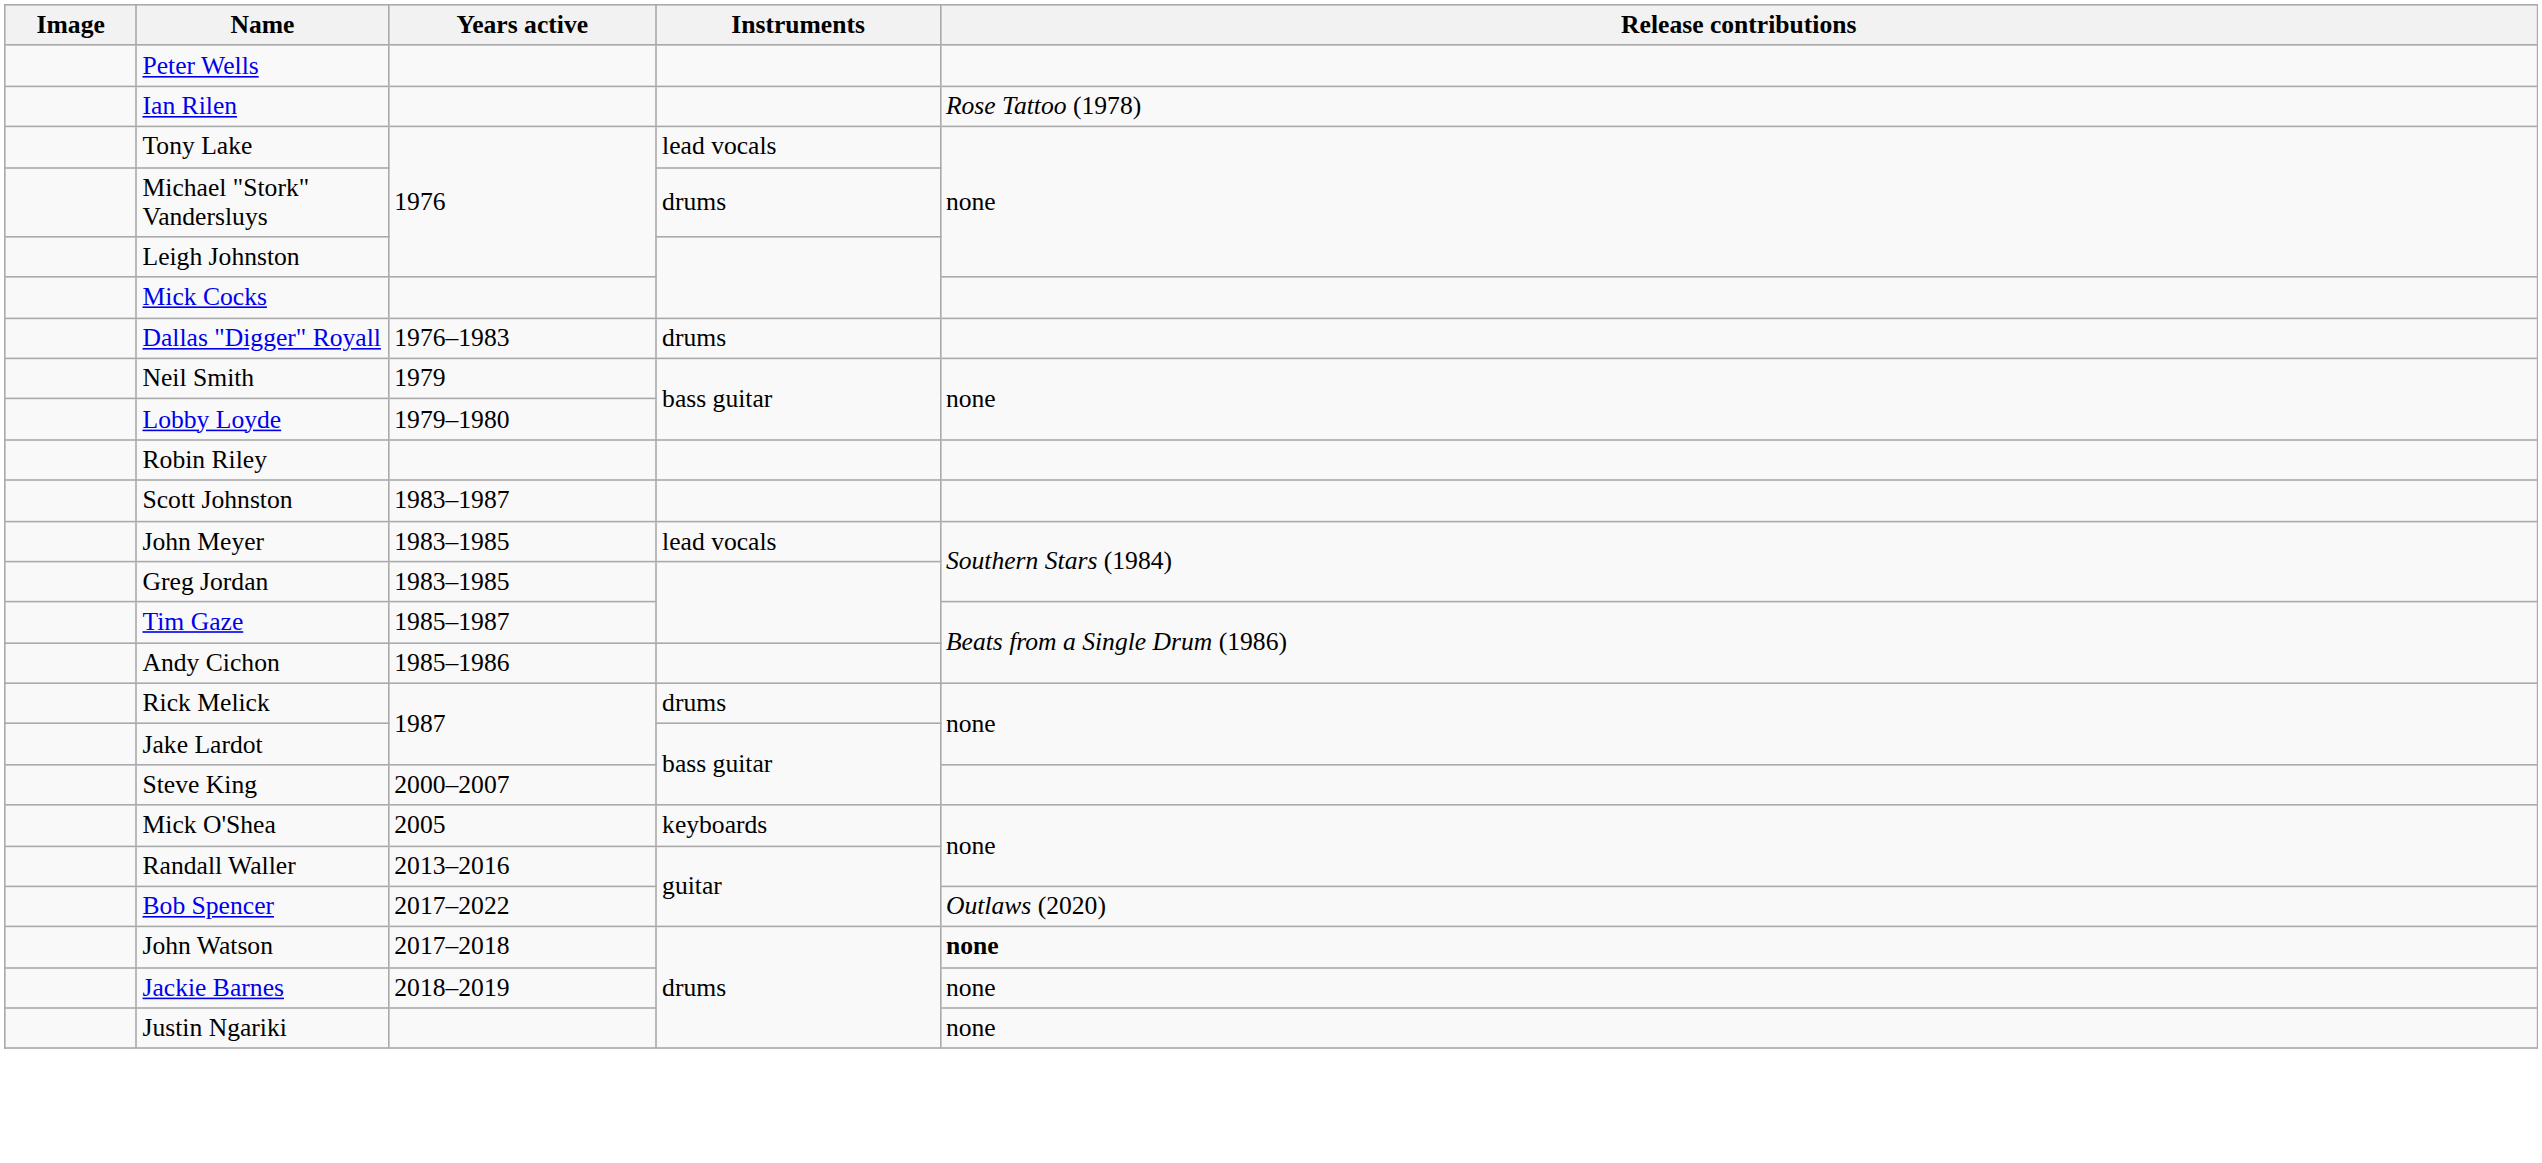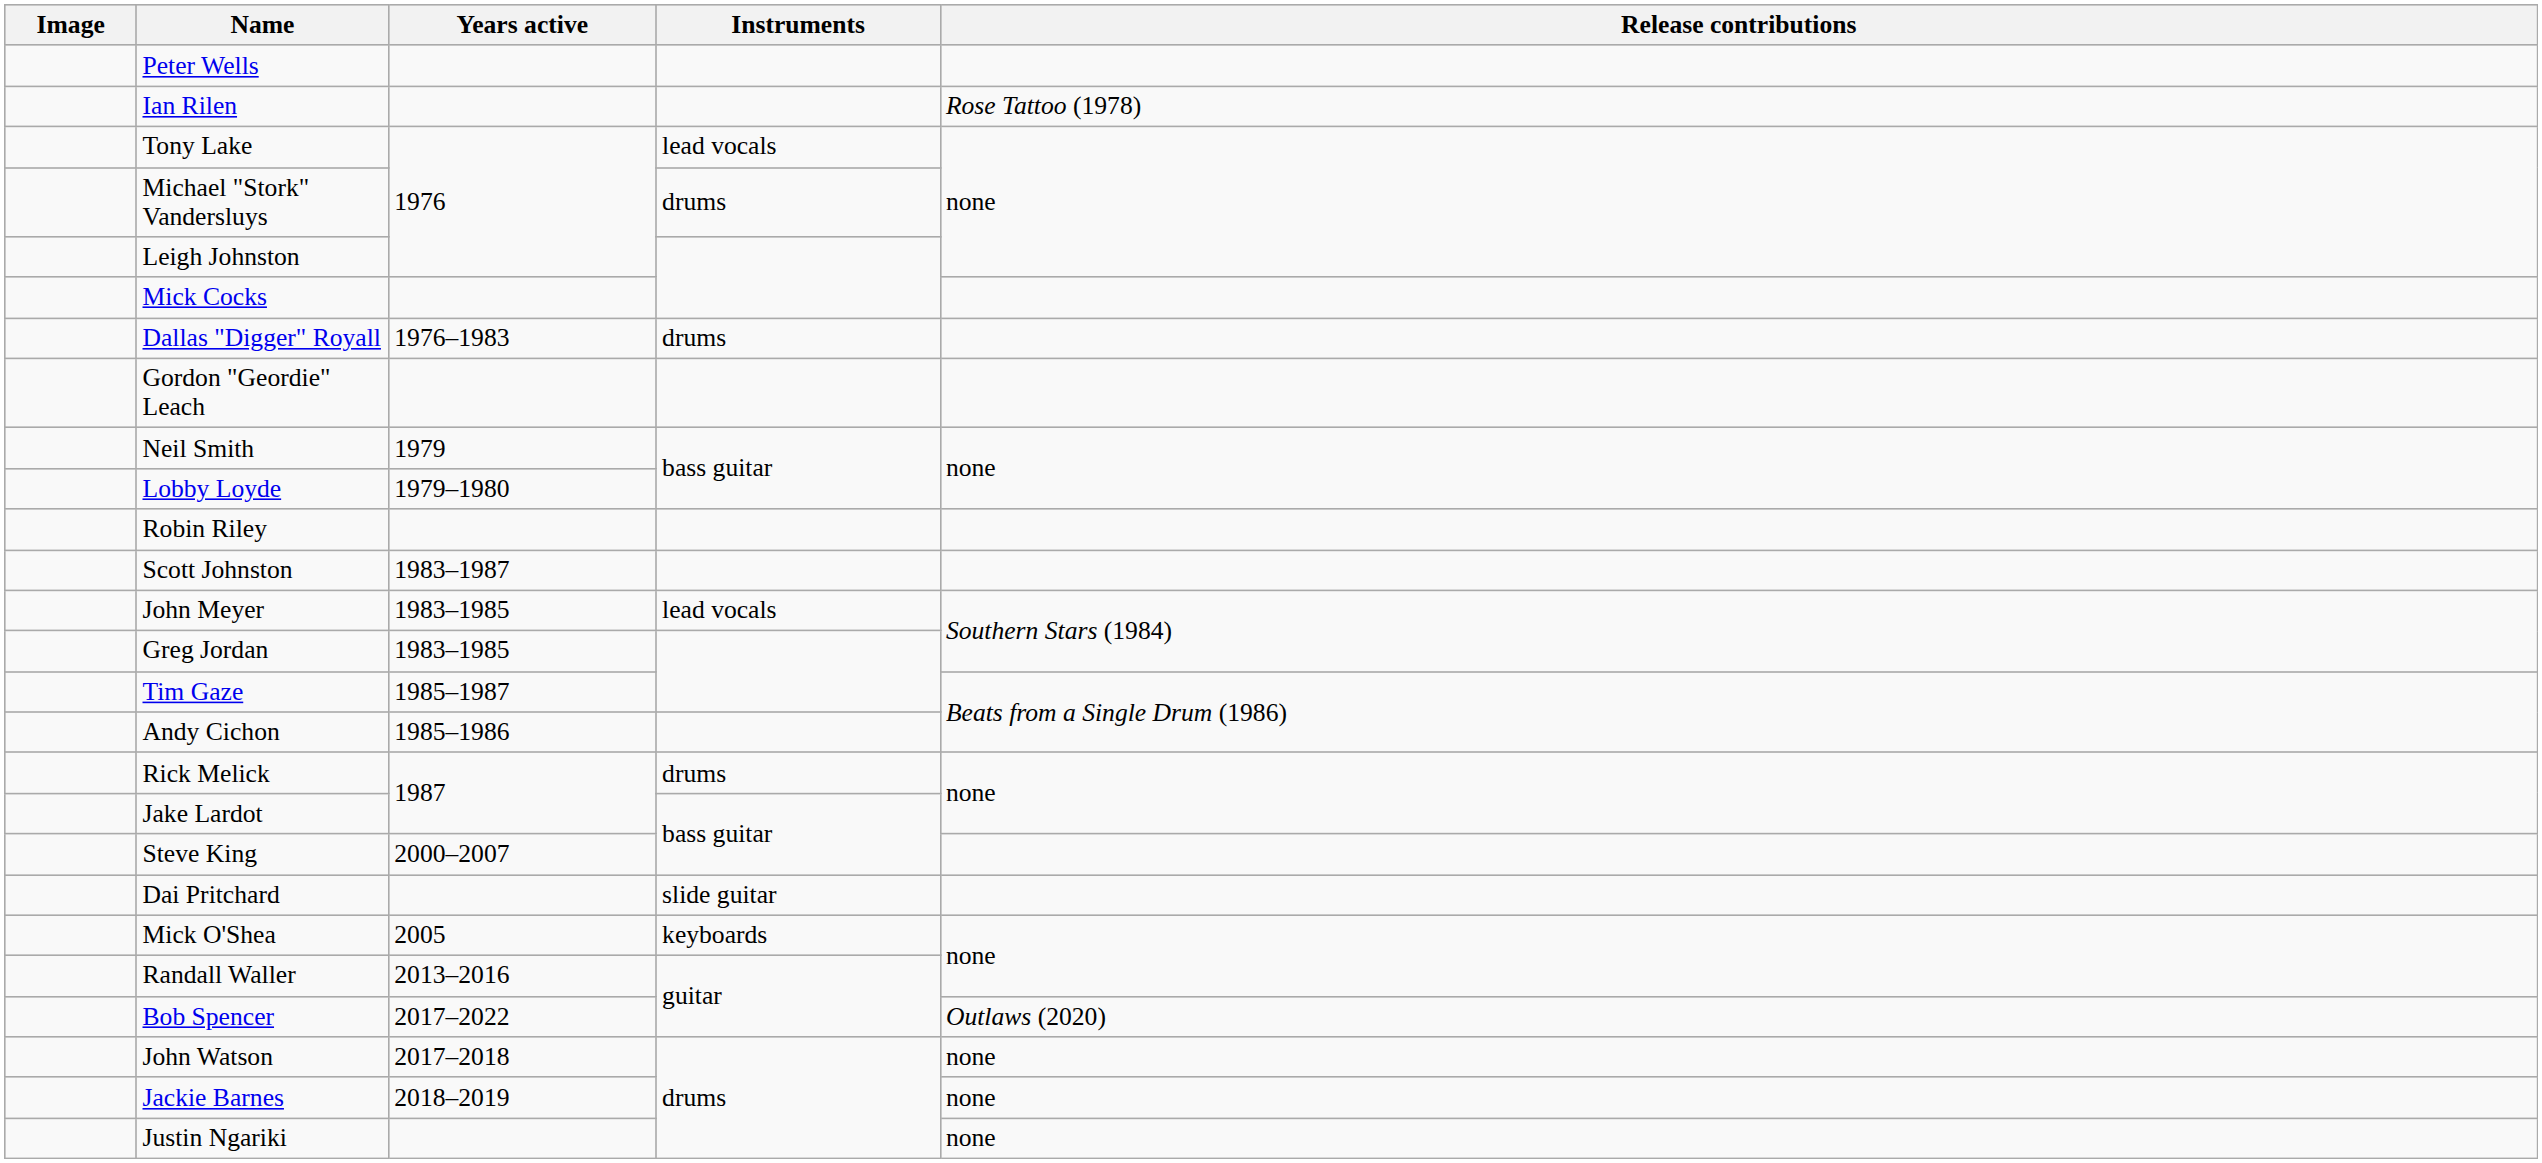+ row: (236, 392)
+ row: (211, 894)
(972, 946) bold -> (971, 1056) normal
